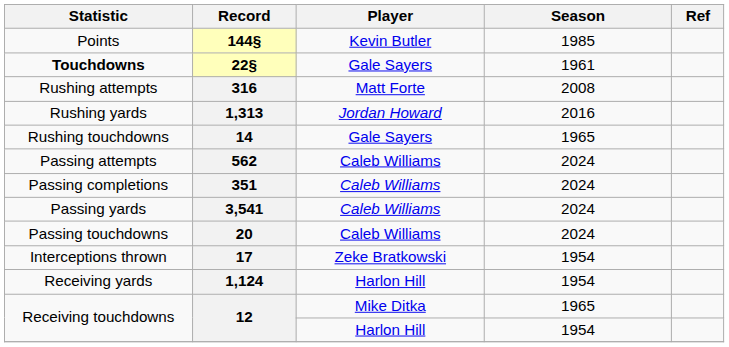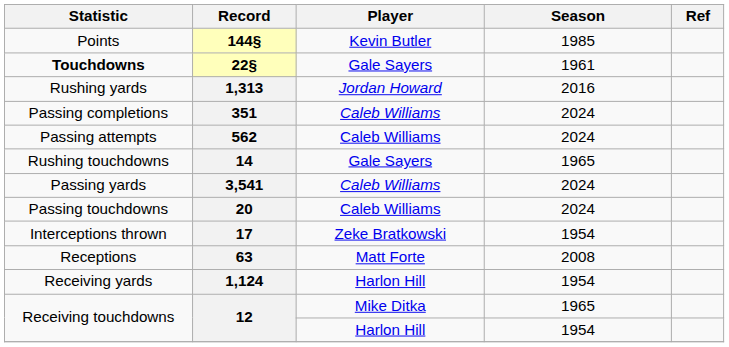- row: (244, 88)
rows swapped: (244, 137) <-> (244, 185)
+ row: (244, 257)
